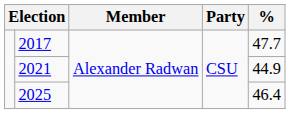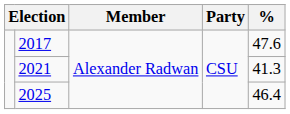(267, 43) 47.7 -> (267, 43) 47.6
(267, 69) 44.9 -> (267, 69) 41.3
